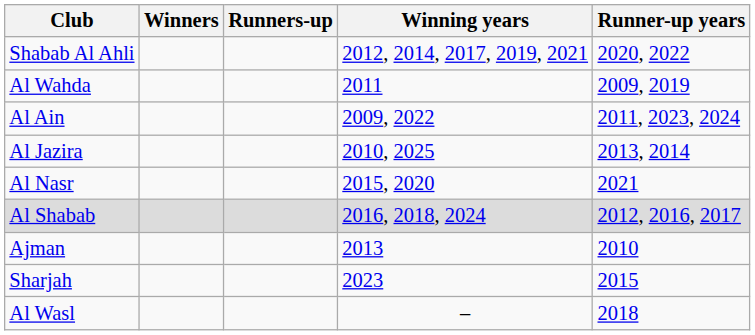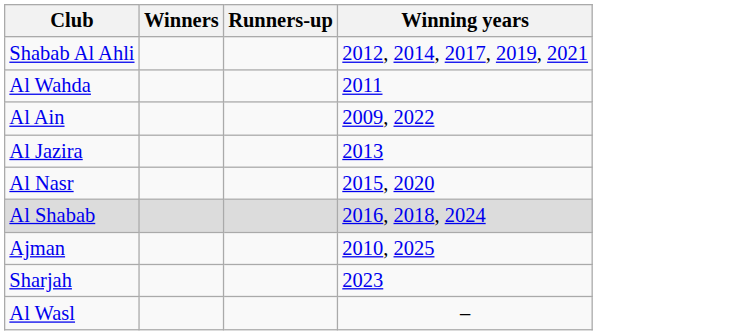- column: (671, 20)
(388, 150) 2010, 2025 -> (363, 150) 2013
(363, 248) 2013 -> (388, 248) 2010, 2025
